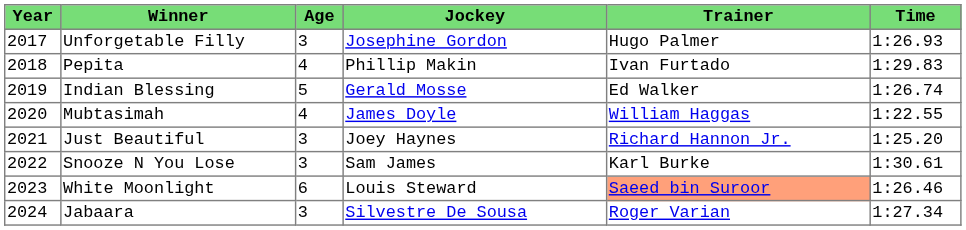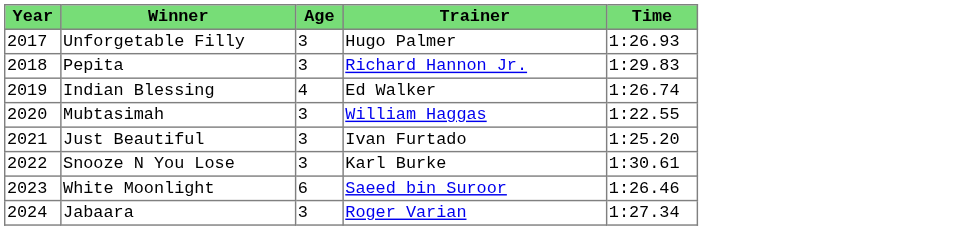- column: (475, 17)
(303, 66) 4 -> (303, 66) 3
(669, 66) Ivan Furtado -> (436, 66) Richard Hannon Jr.
(303, 90) 5 -> (303, 90) 4
(303, 115) 4 -> (303, 115) 3
(700, 139) Richard Hannon Jr. -> (406, 139) Ivan Furtado
(690, 188) lightsalmon background -> (426, 188) no background
